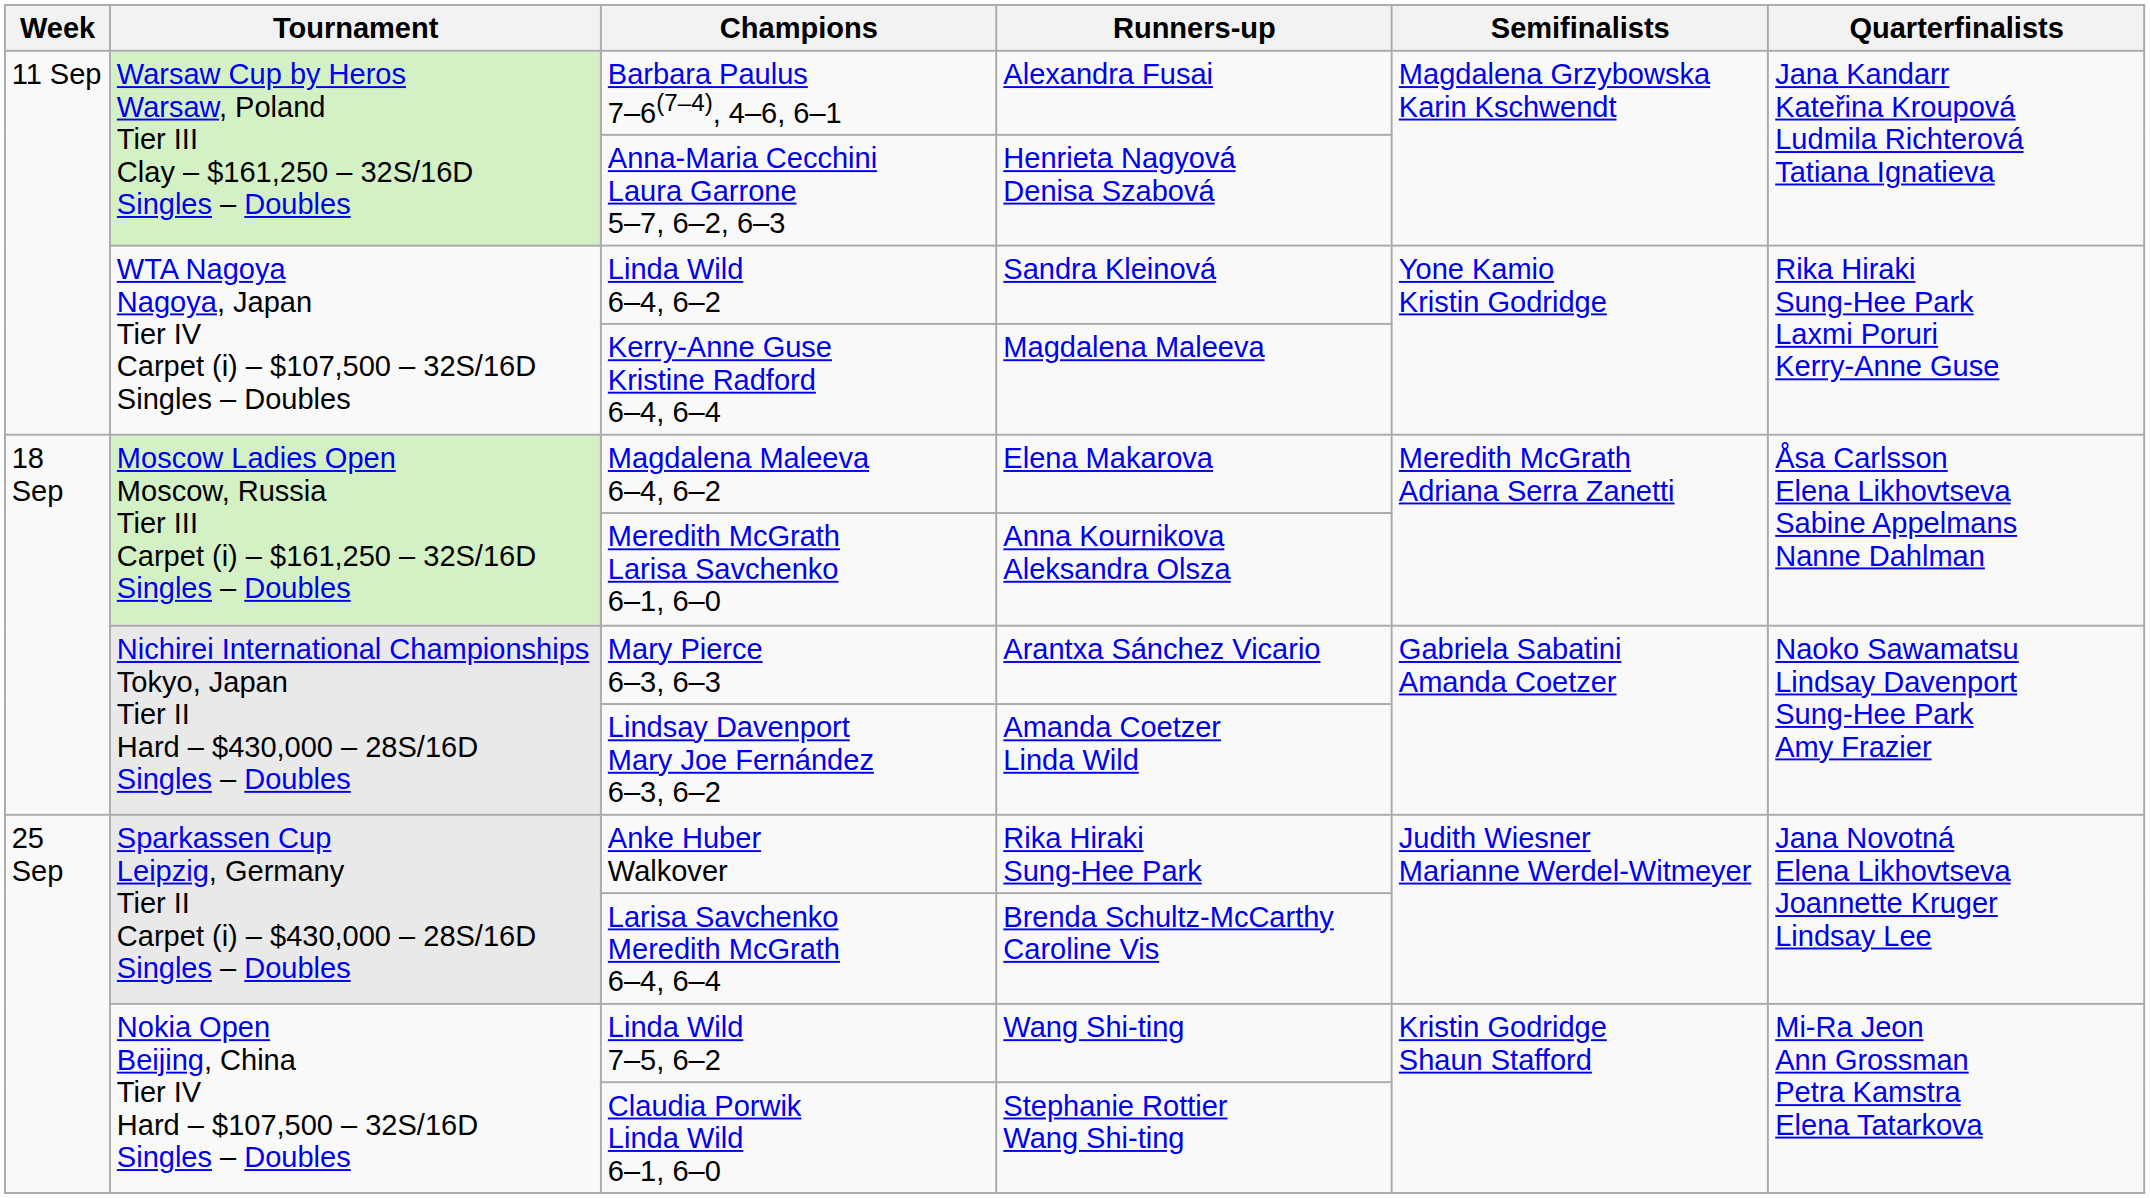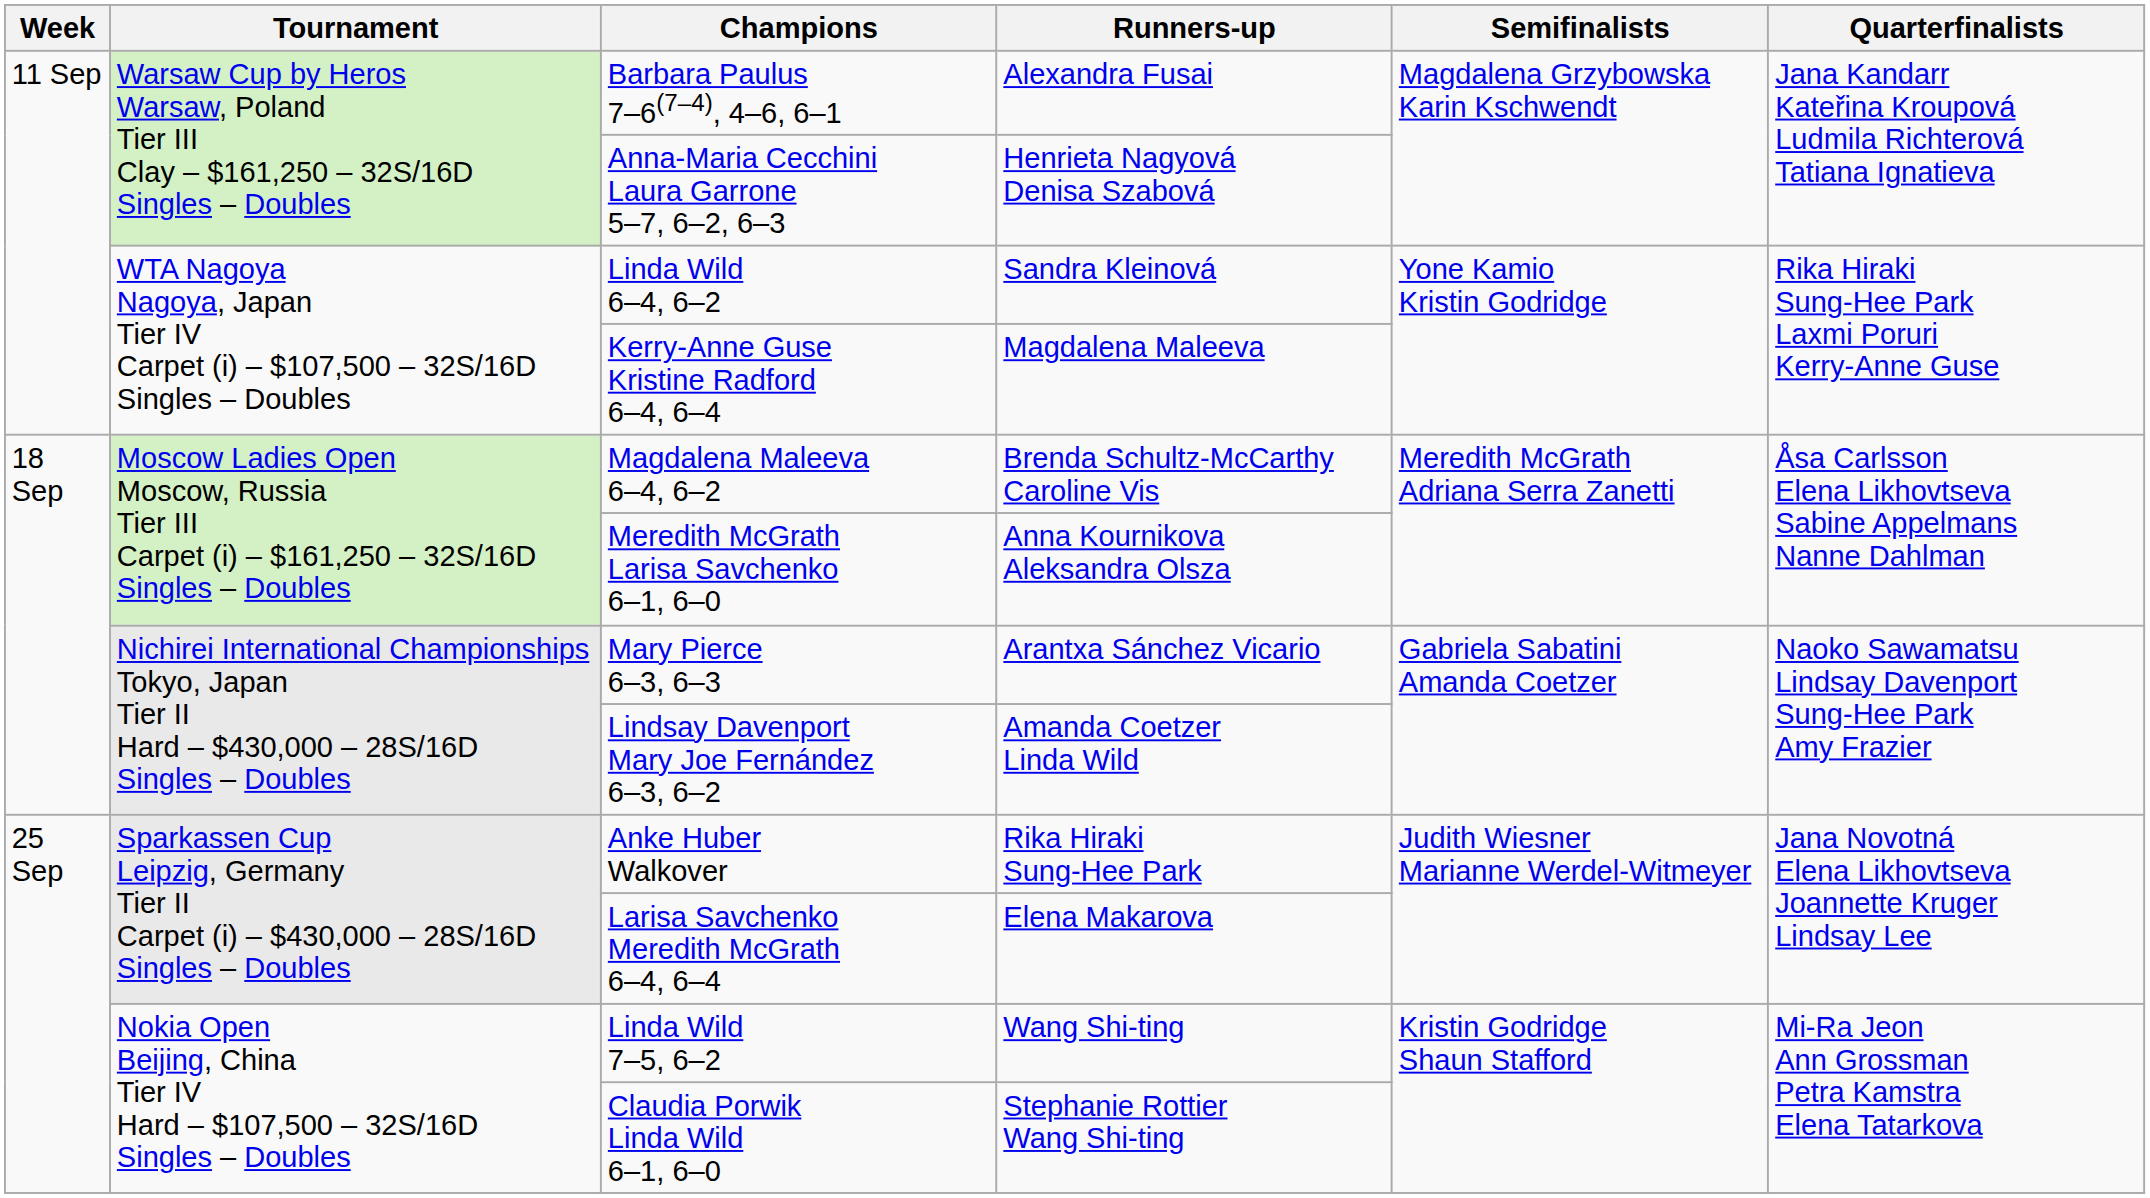(1108, 459) Elena Makarova -> (1169, 475) Brenda Schultz-McCarthy Caroline Vis
(1169, 932) Brenda Schultz-McCarthy Caroline Vis -> (1108, 916) Elena Makarova
